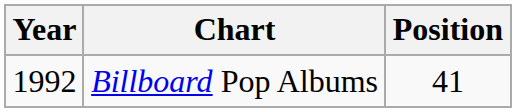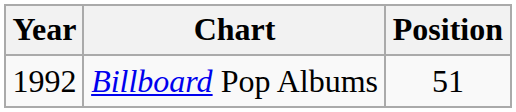(448, 80) 41 -> (448, 80) 51
